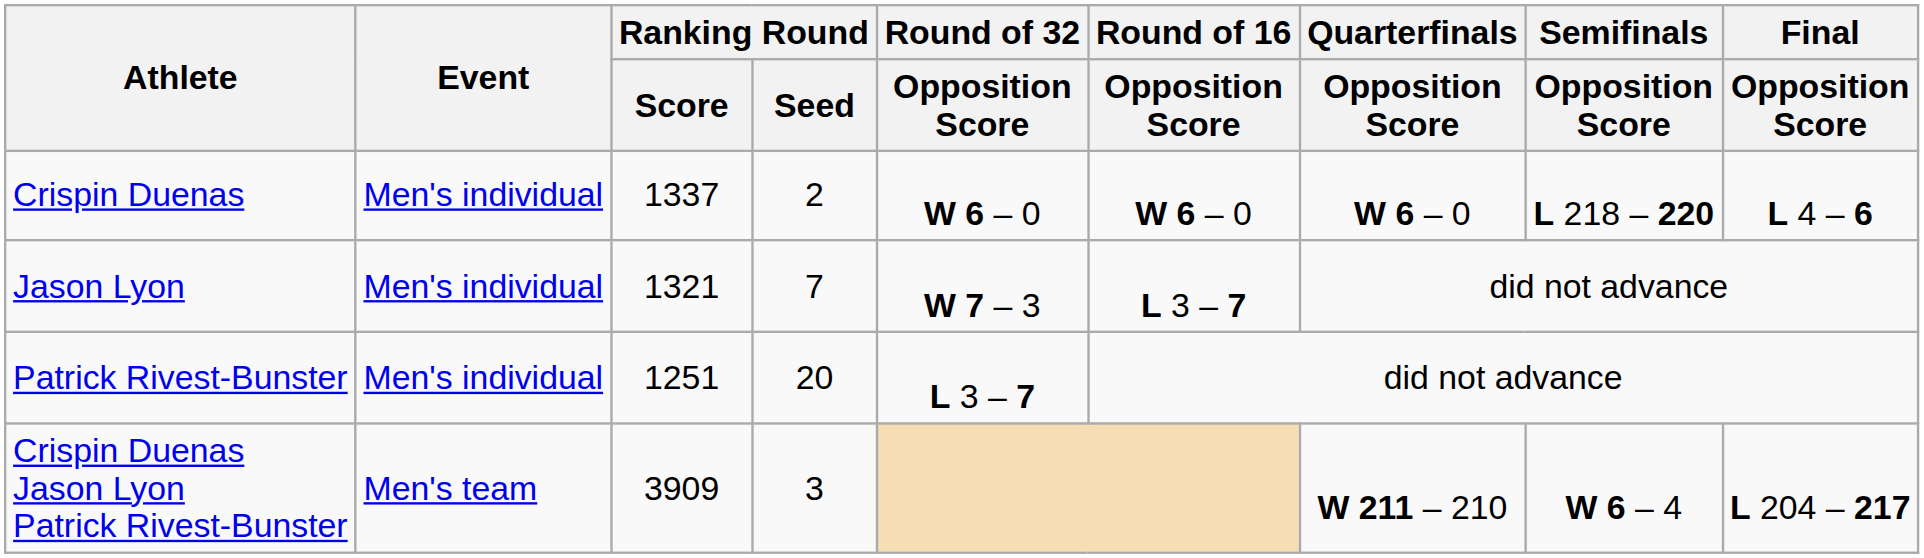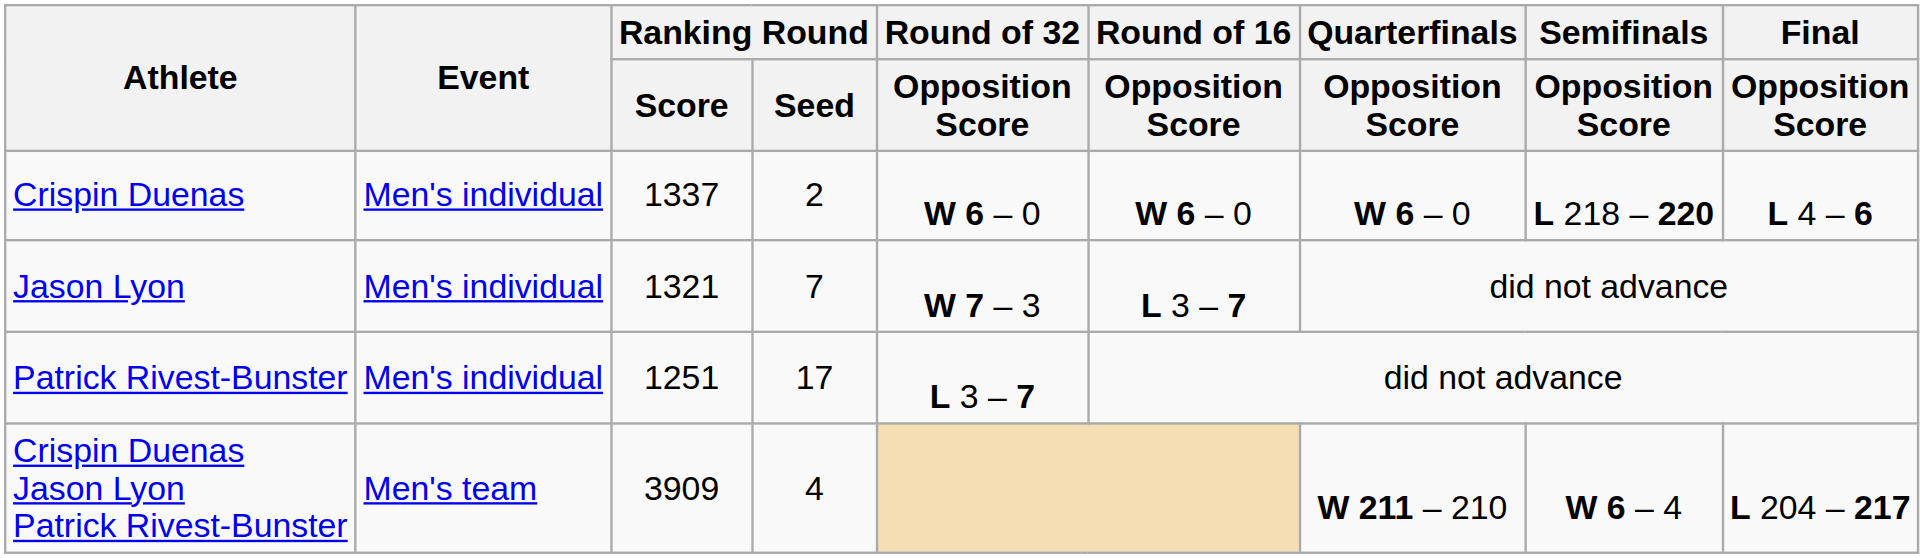(815, 378) 20 -> (815, 378) 17
(815, 488) 3 -> (815, 488) 4
